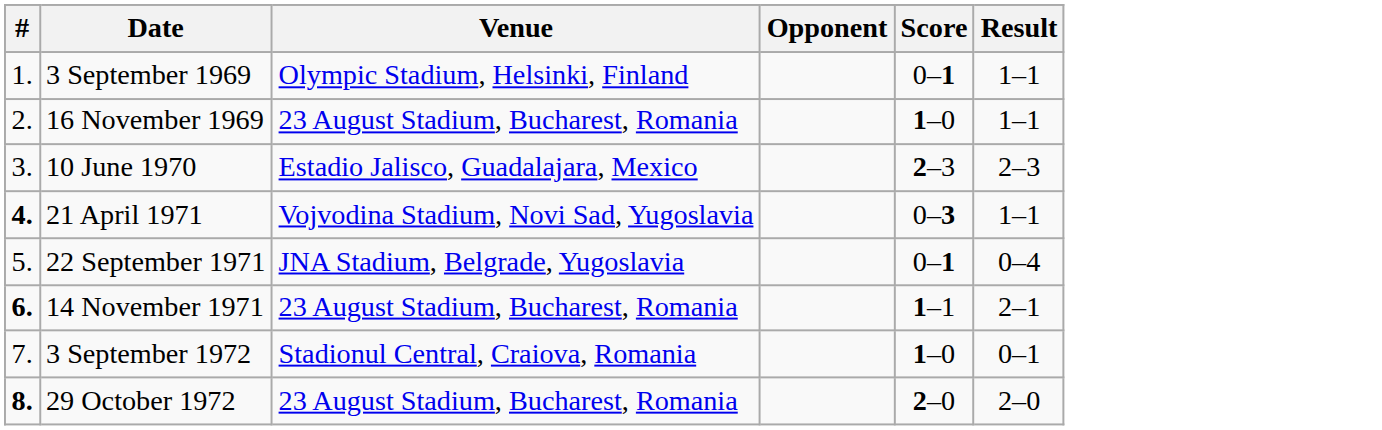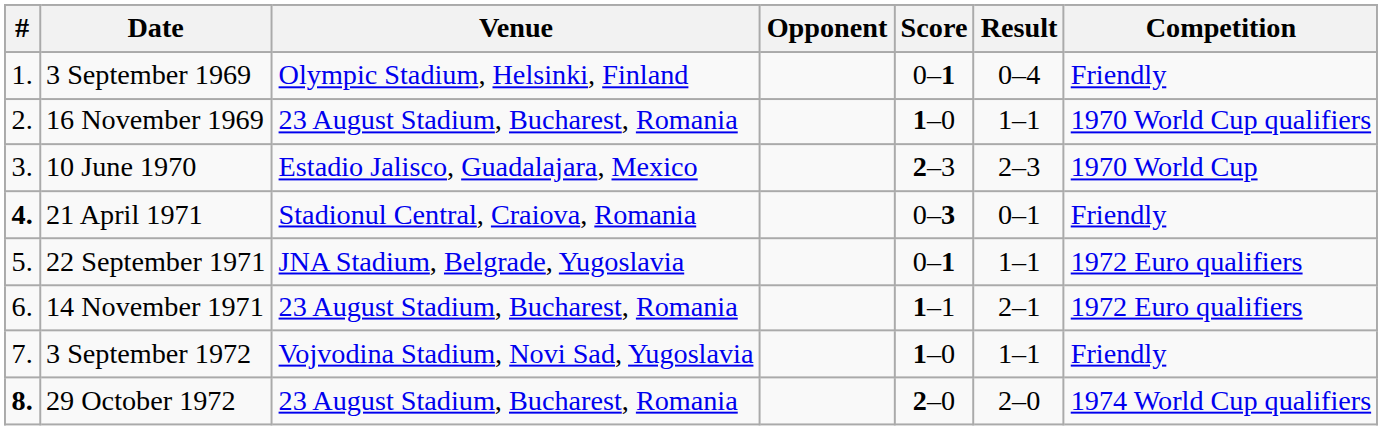+ column: (1221, 28)
(1019, 74) 1–1 -> (1019, 74) 0–4
(516, 214) Vojvodina Stadium, Novi Sad, Yugoslavia -> (487, 214) Stadionul Central, Craiova, Romania
(1019, 214) 1–1 -> (1019, 214) 0–1
(1019, 260) 0–4 -> (1019, 260) 1–1
(22, 307) bold -> (22, 307) normal
(487, 354) Stadionul Central, Craiova, Romania -> (516, 354) Vojvodina Stadium, Novi Sad, Yugoslavia
(1019, 354) 0–1 -> (1019, 354) 1–1
